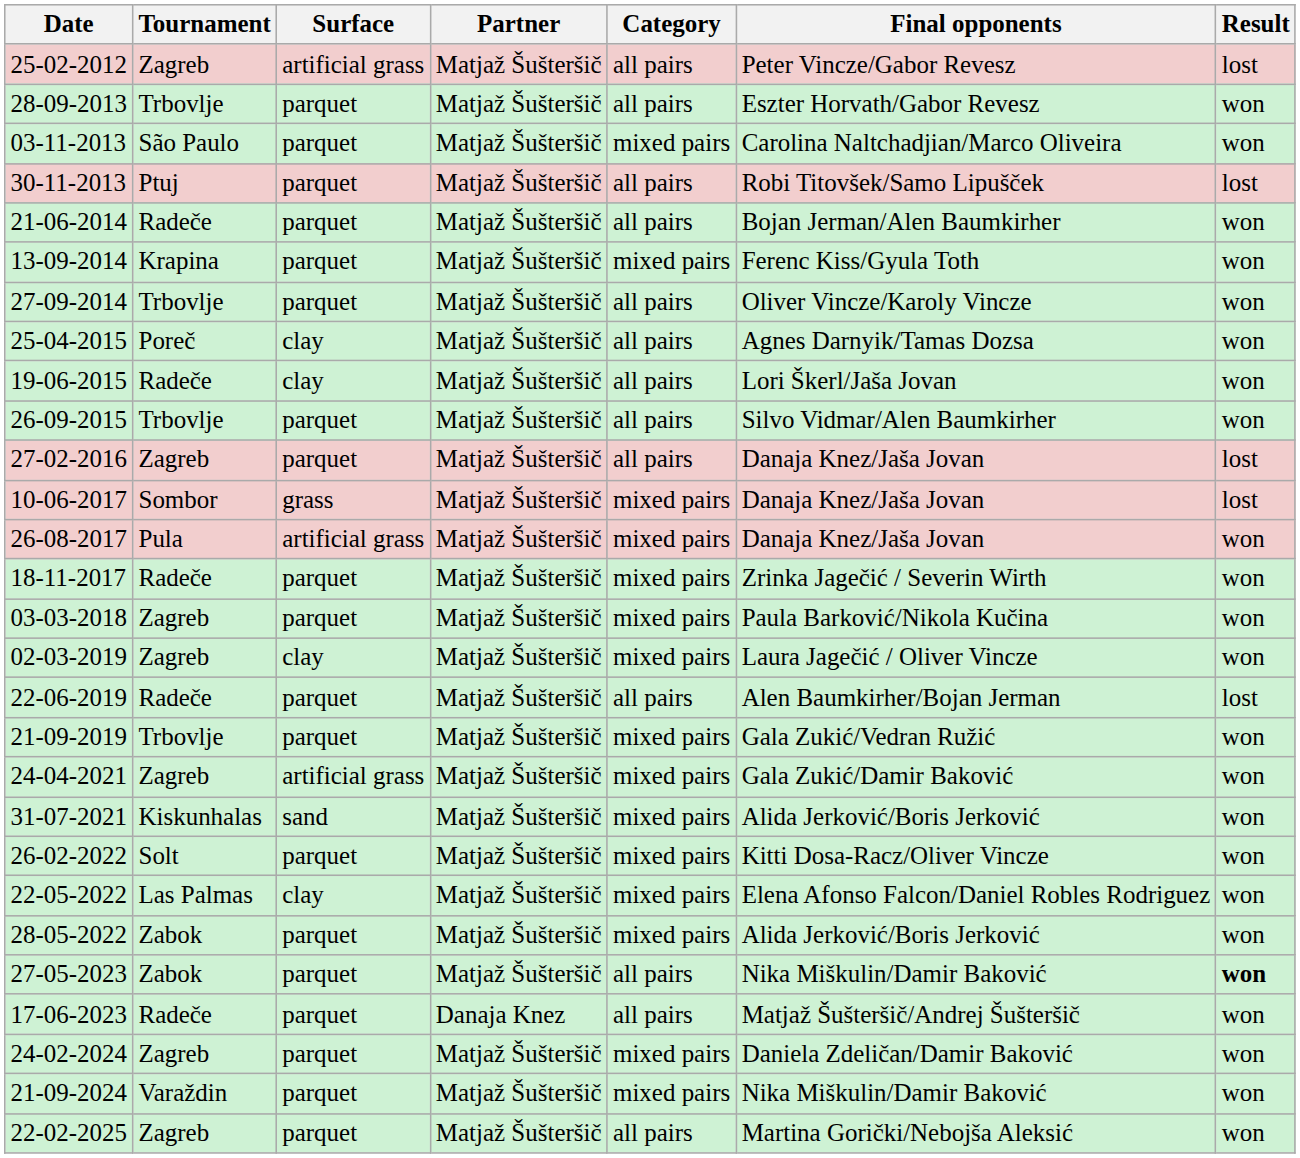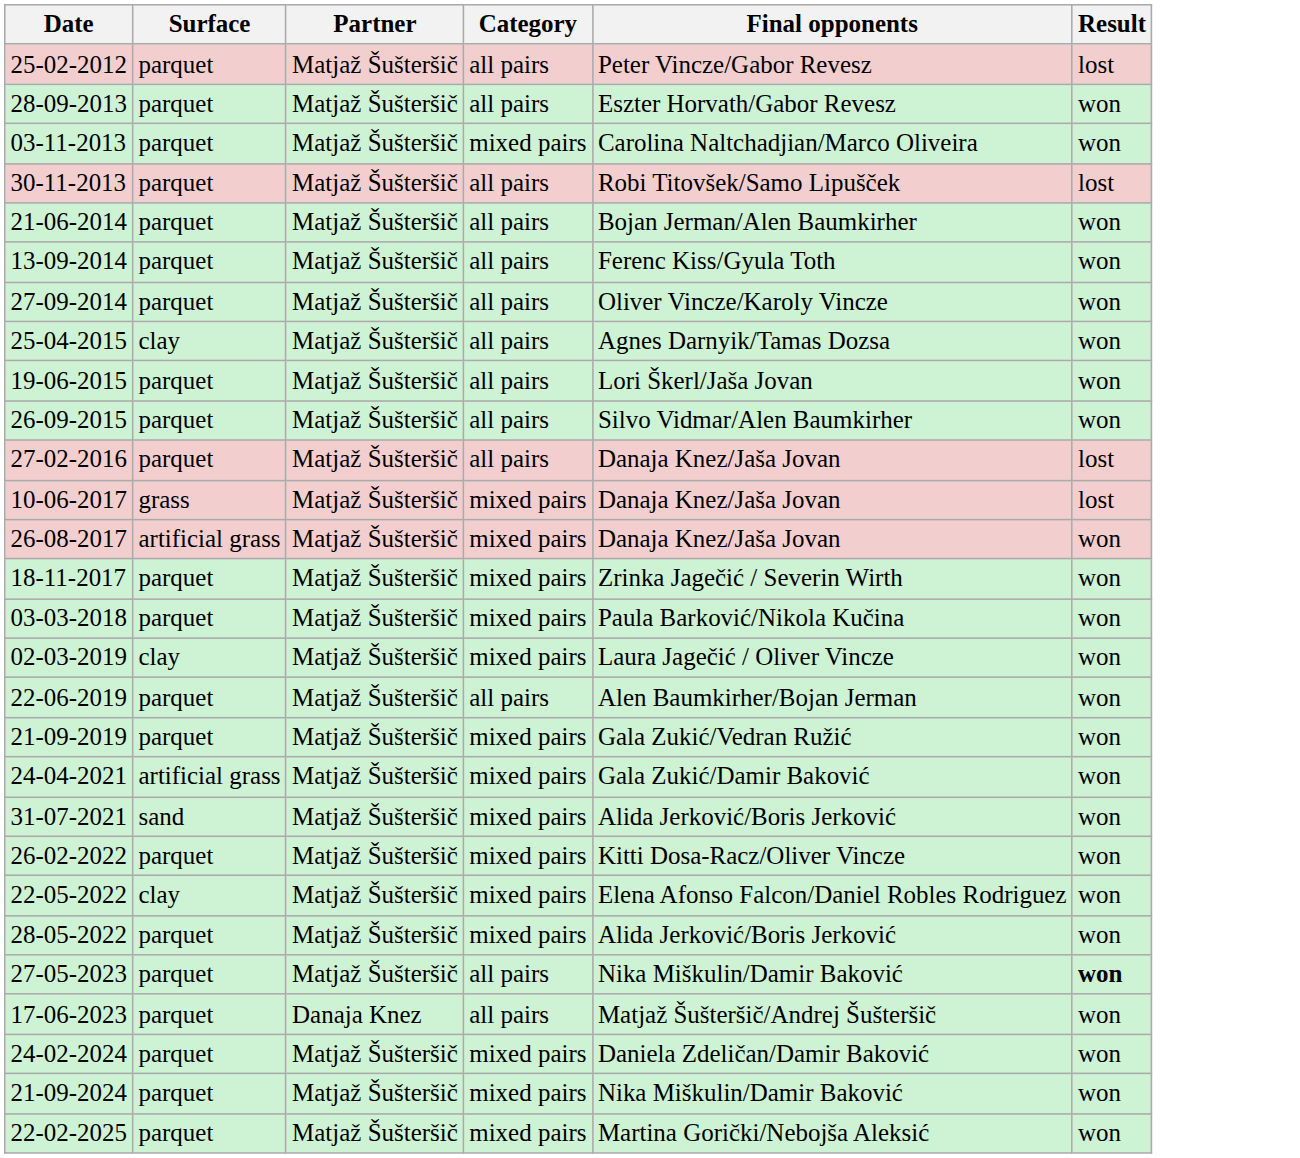- column: (205, 24)
(353, 63) artificial grass -> (176, 63) parquet
(672, 261) mixed pairs -> (509, 261) all pairs
(303, 380) clay -> (176, 380) parquet
(1240, 697) lost -> (1100, 697) won
(653, 1132) all pairs -> (528, 1132) mixed pairs
